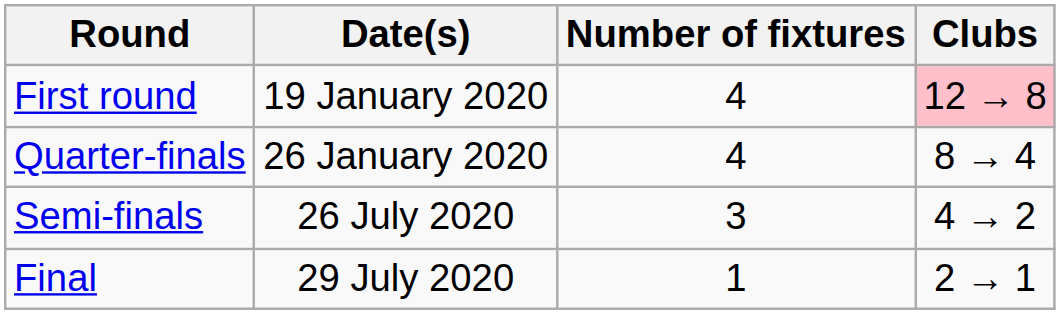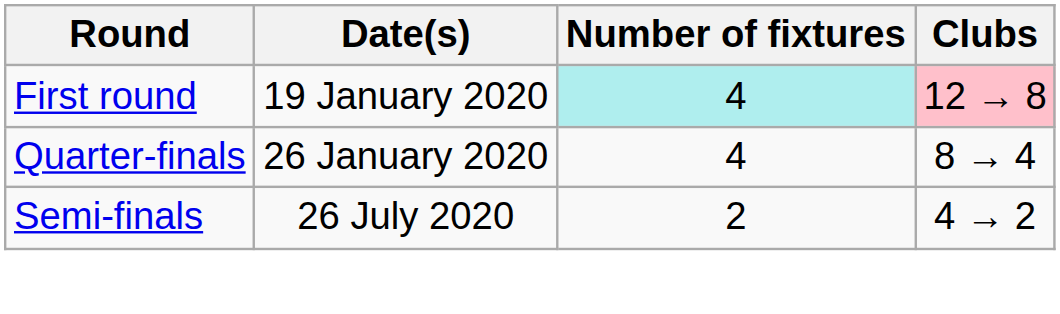(736, 95) no background -> (736, 95) paleturquoise background
(736, 216) 3 -> (736, 216) 2
- row: (55, 277)
